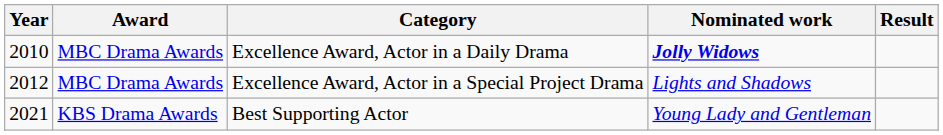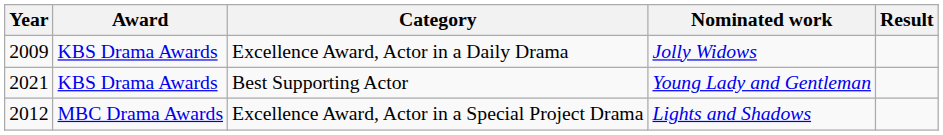(29, 51) 2010 -> (29, 51) 2009
(140, 51) MBC Drama Awards -> (138, 51) KBS Drama Awards
(706, 51) bold -> (705, 51) normal
rows swapped: (438, 82) <-> (320, 113)
